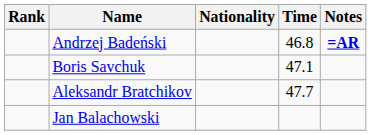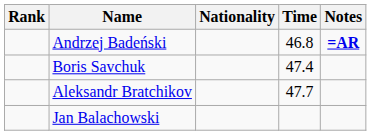(300, 67) 47.1 -> (300, 67) 47.4
